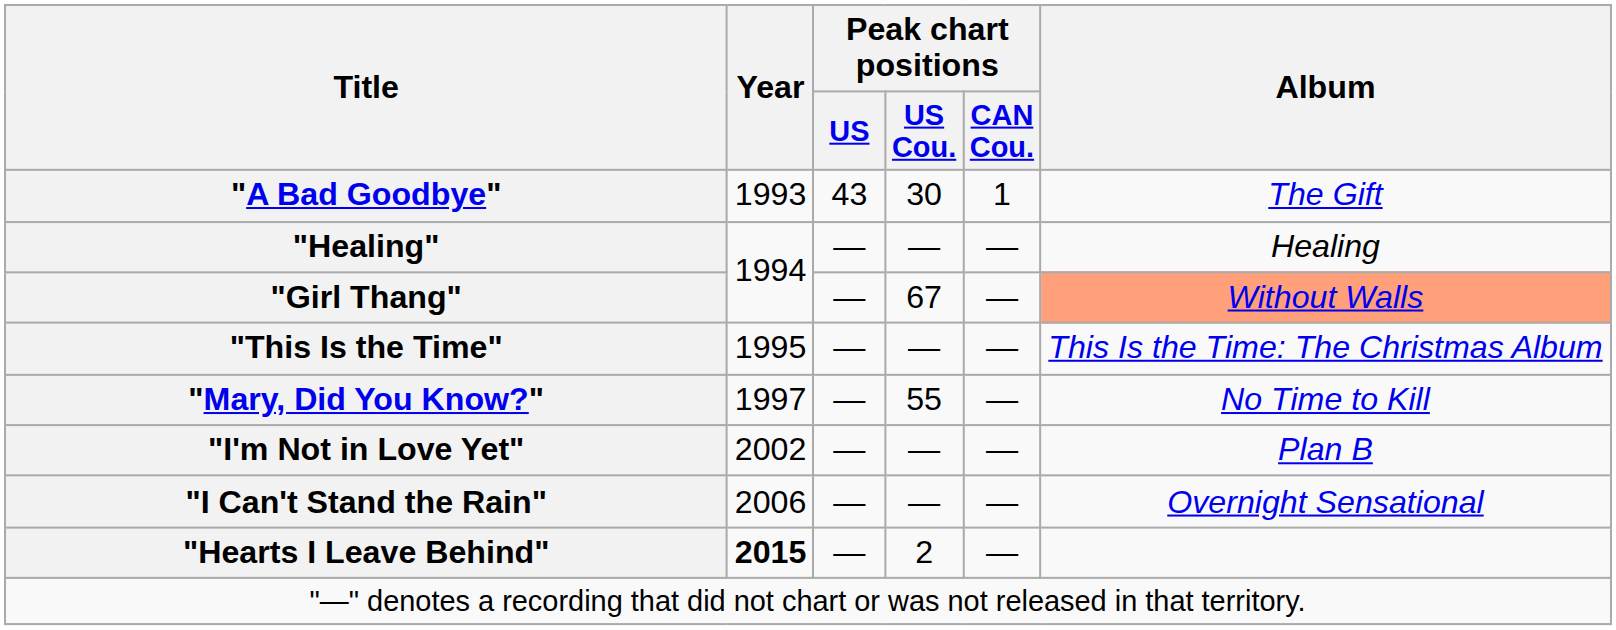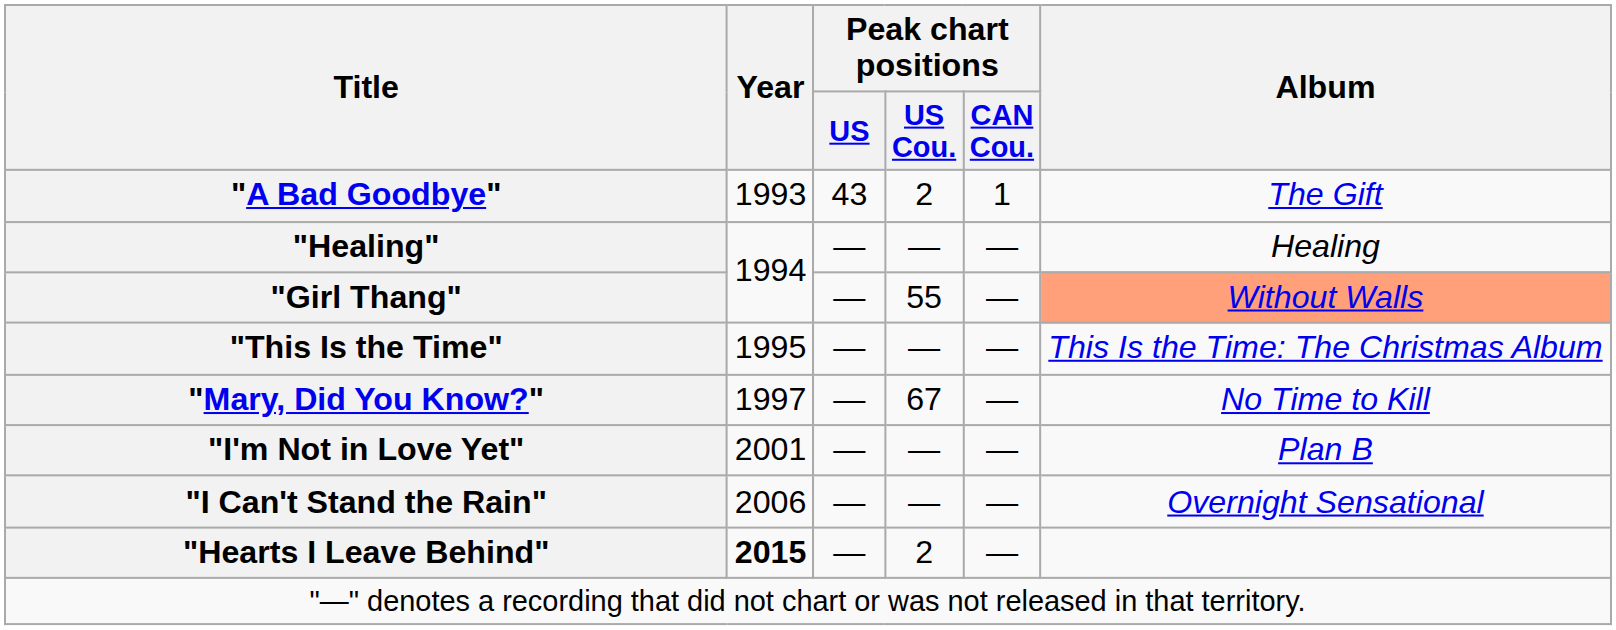(924, 195) 30 -> (924, 195) 2
(924, 297) 67 -> (924, 297) 55
(924, 399) 55 -> (924, 399) 67
(771, 450) 2002 -> (771, 450) 2001
